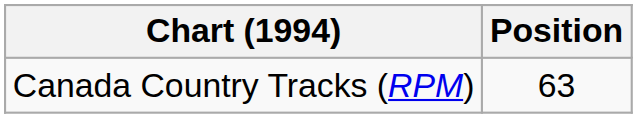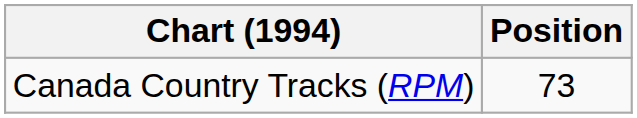(557, 84) 63 -> (557, 84) 73
